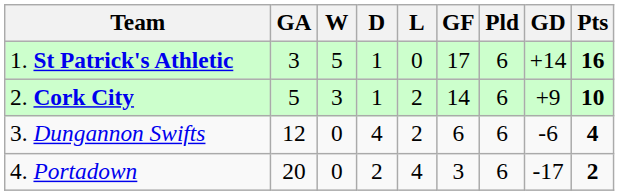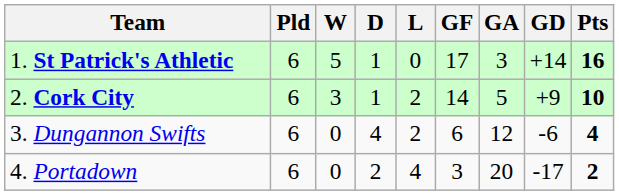columns swapped: (502, 23) <-> (294, 23)
